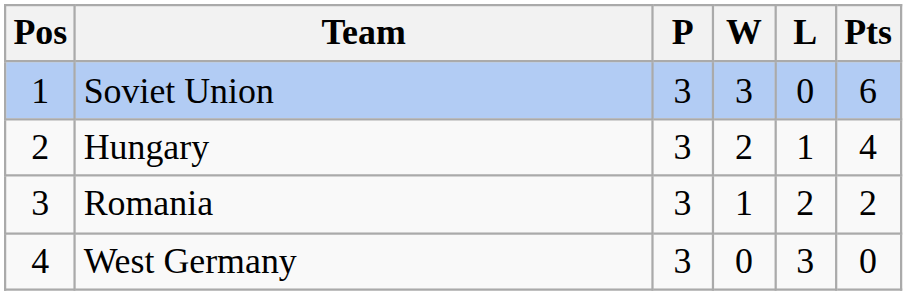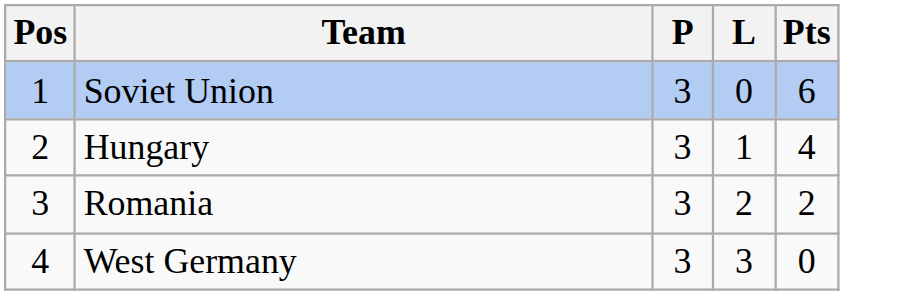- column: (744, 32)
